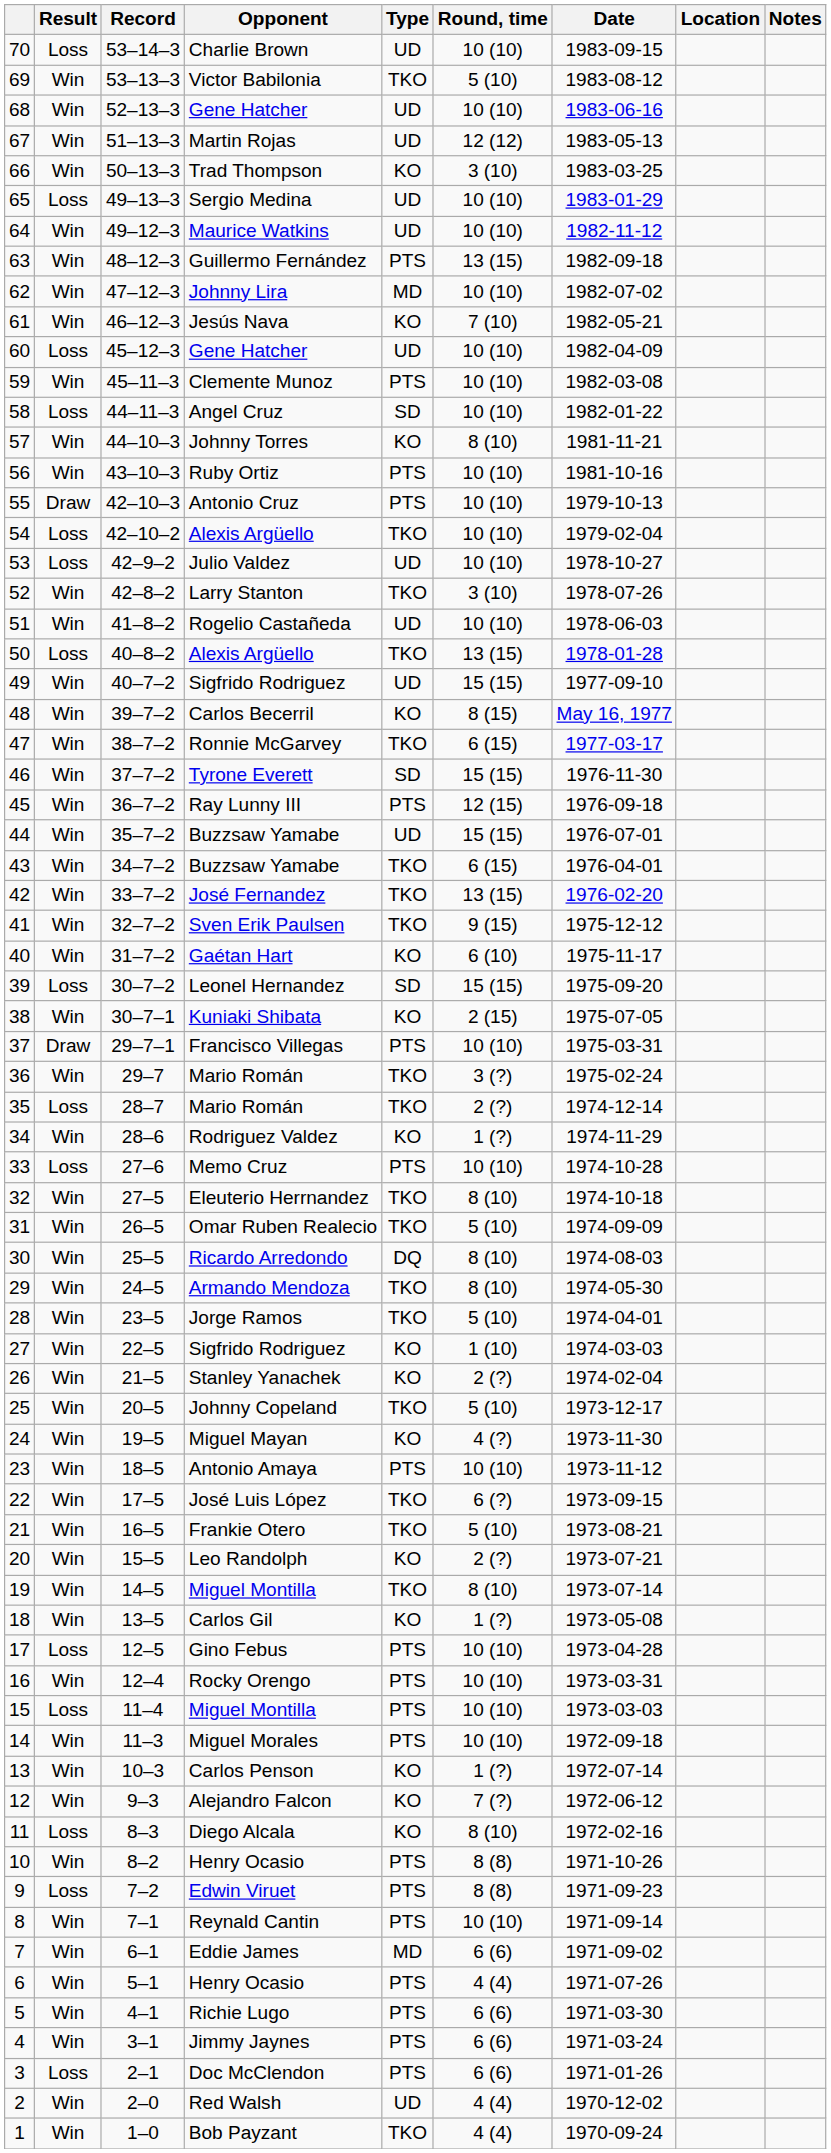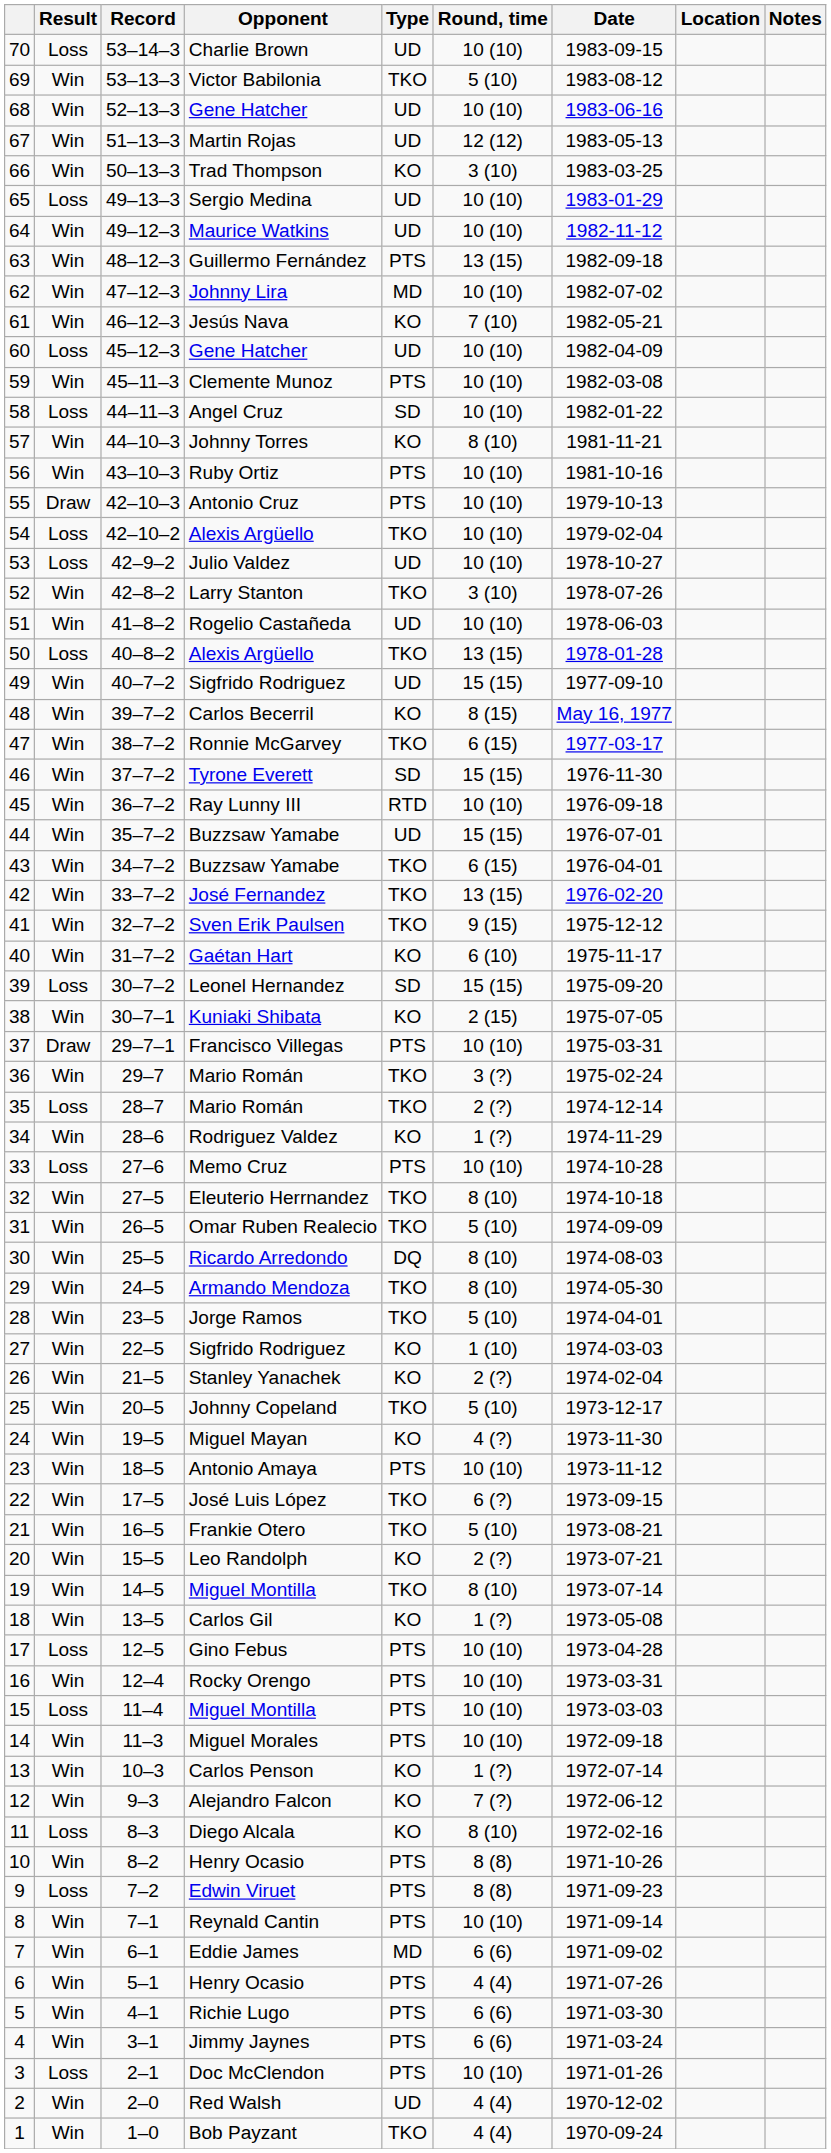(407, 804) PTS -> (407, 804) RTD
(493, 804) 12 (15) -> (493, 804) 10 (10)
(493, 2072) 6 (6) -> (493, 2072) 10 (10)
